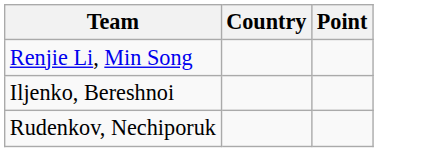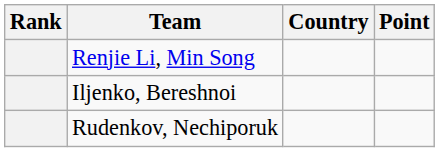+ column: (36, 22)
